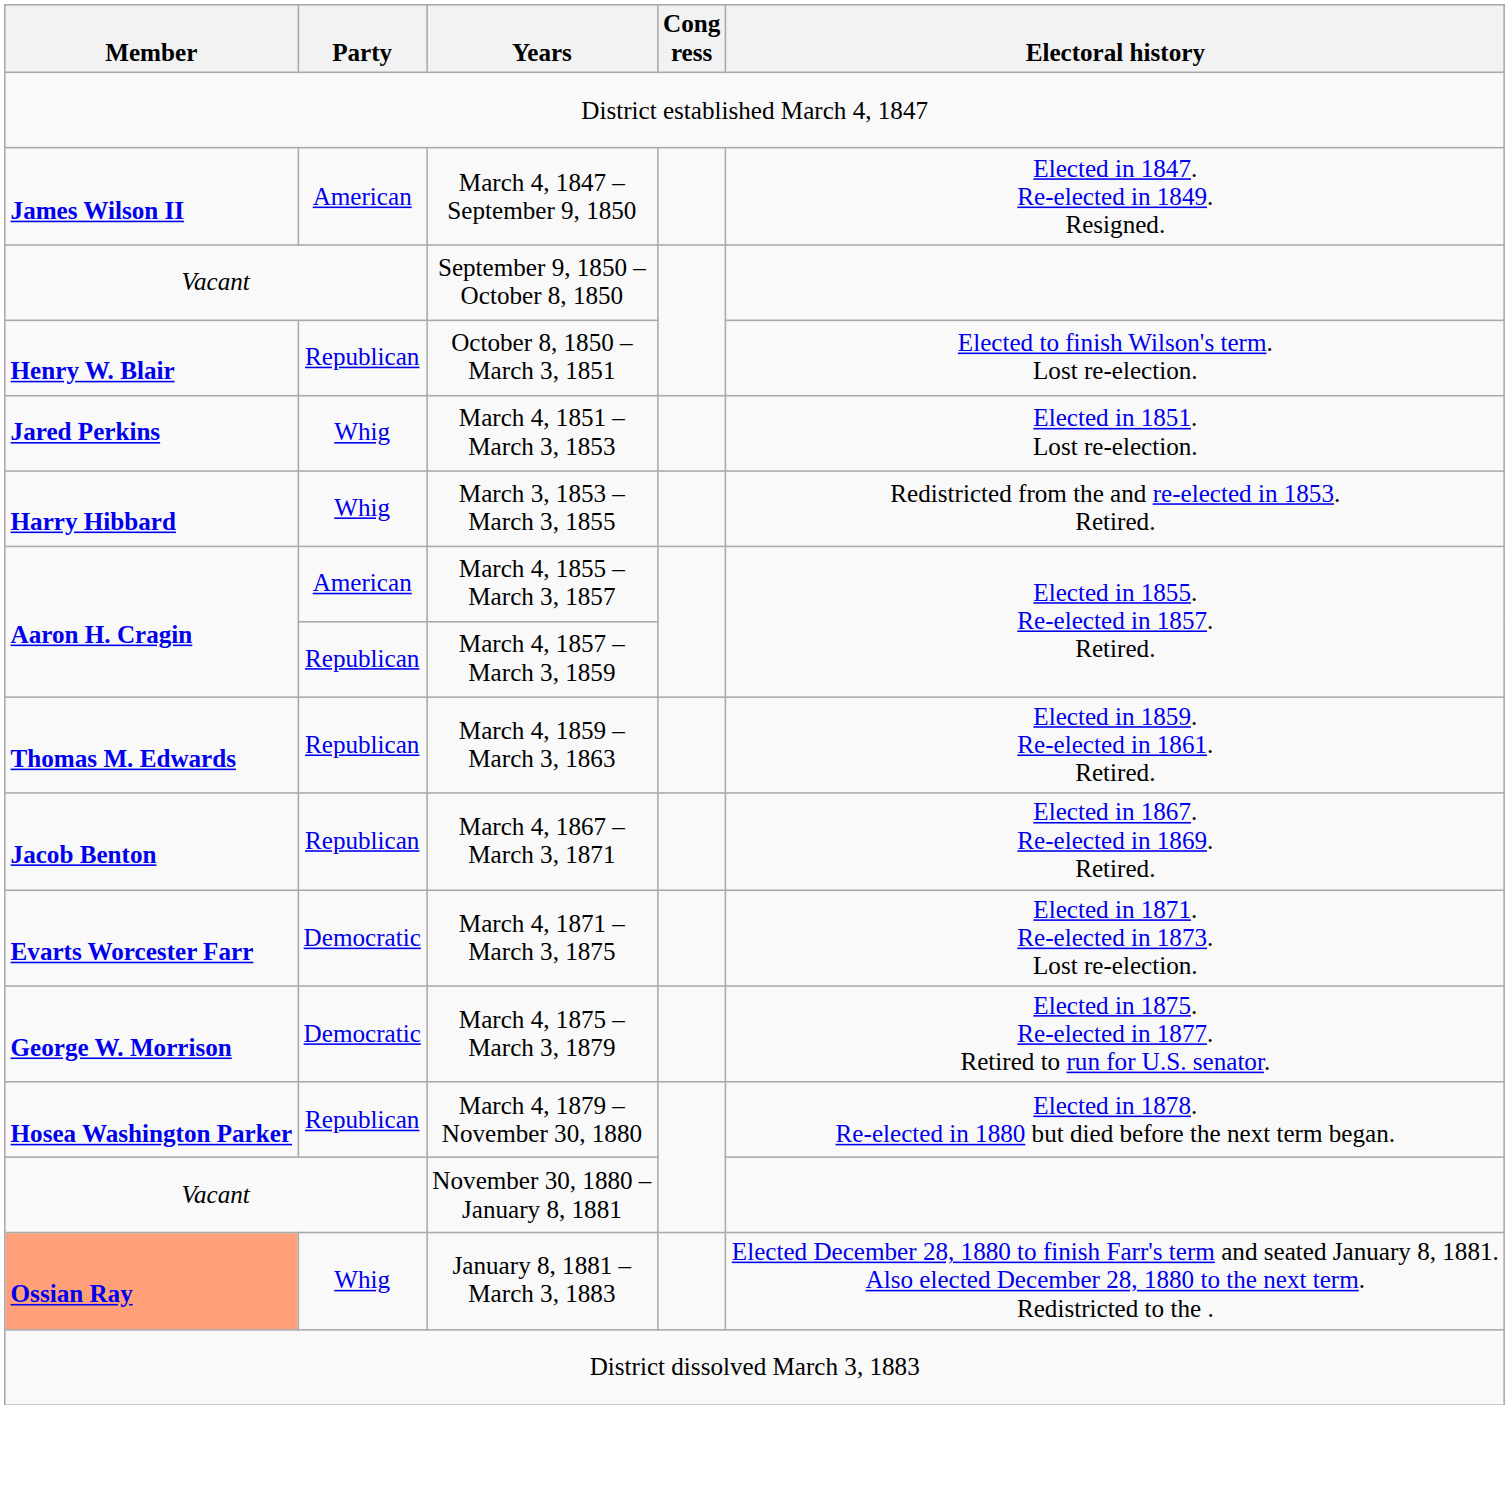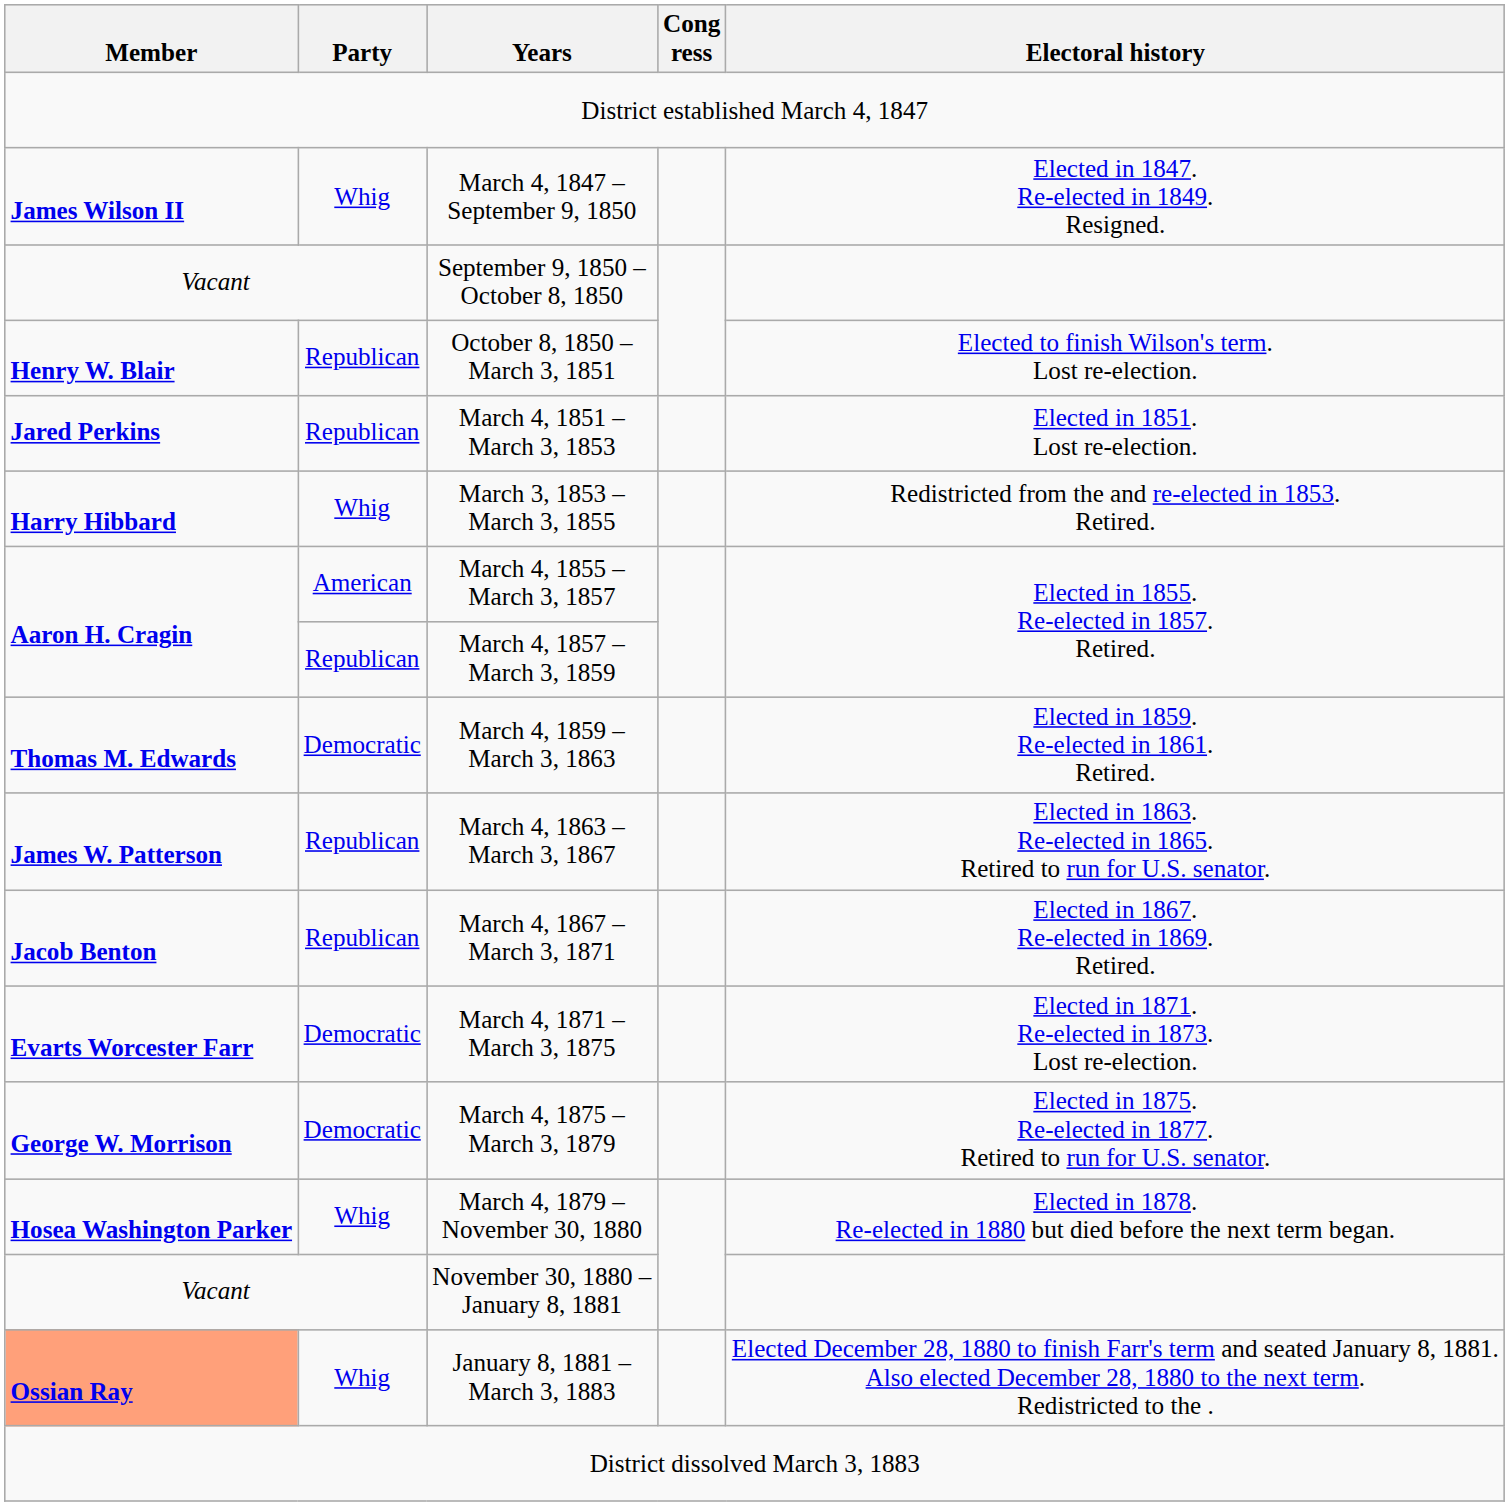(362, 196) American -> (362, 196) Whig
(362, 432) Whig -> (362, 432) Republican
(362, 744) Republican -> (362, 744) Democratic
+ row: (542, 841)
(362, 1119) Republican -> (362, 1215) Whig
